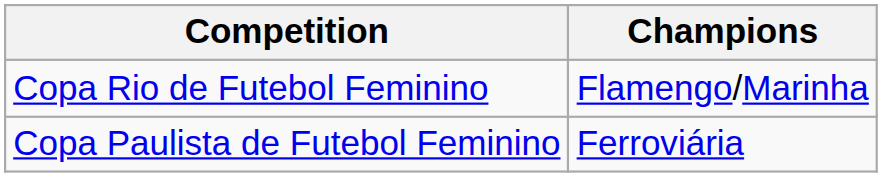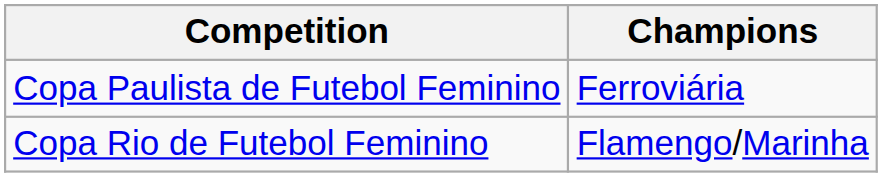rows swapped: (287, 143) <-> (251, 87)
